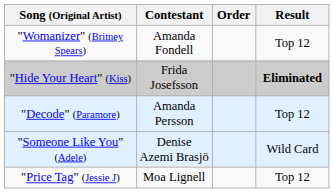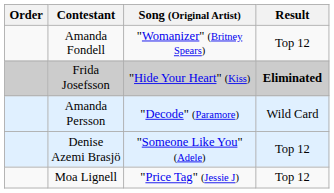columns swapped: (234, 15) <-> (70, 15)
(292, 114) Top 12 -> (292, 114) Wild Card
(292, 149) Wild Card -> (292, 149) Top 12
